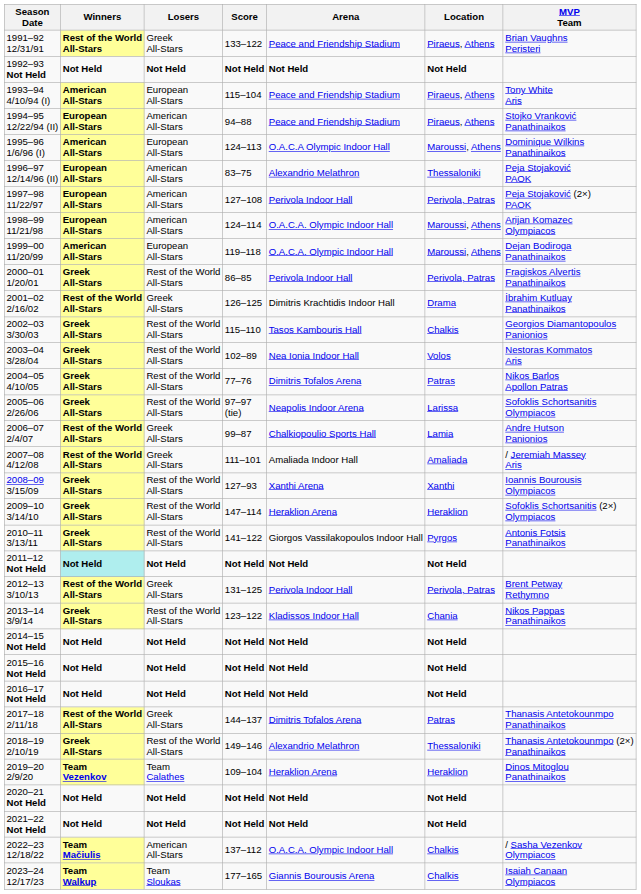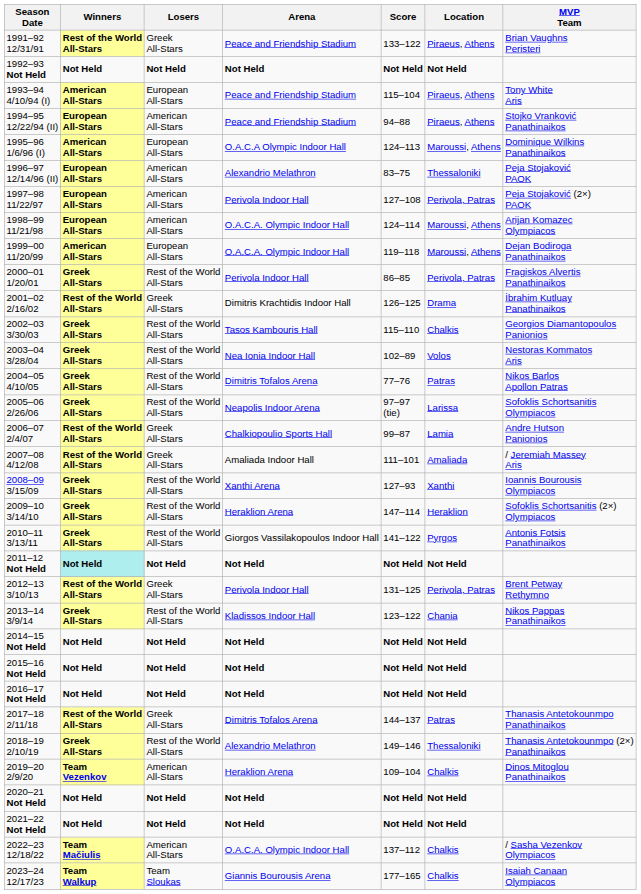columns swapped: (245, 17) <-> (346, 17)
(183, 772) Team Calathes -> (183, 772) American All-Stars
(464, 772) Heraklion -> (464, 772) Chalkis
